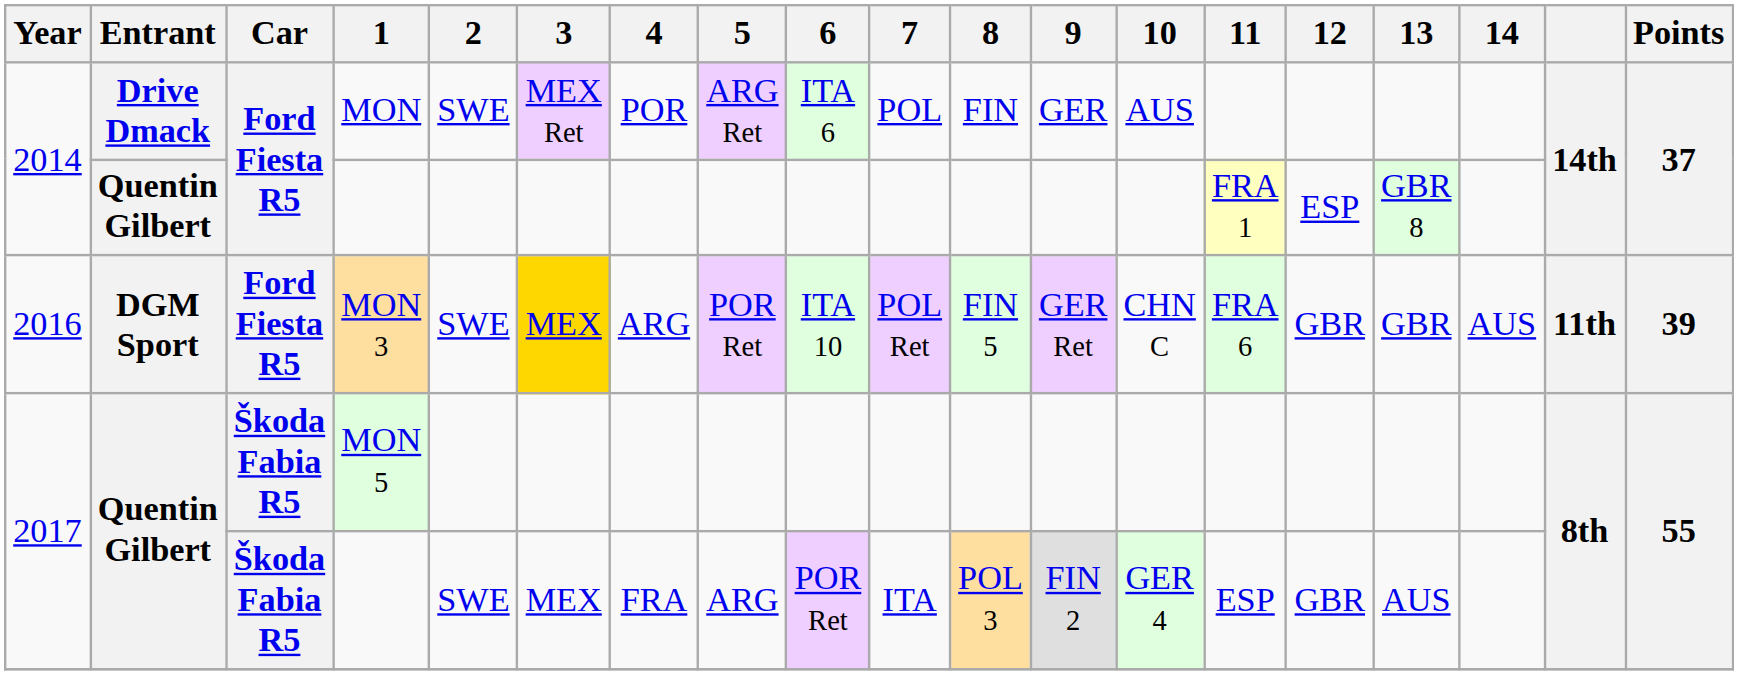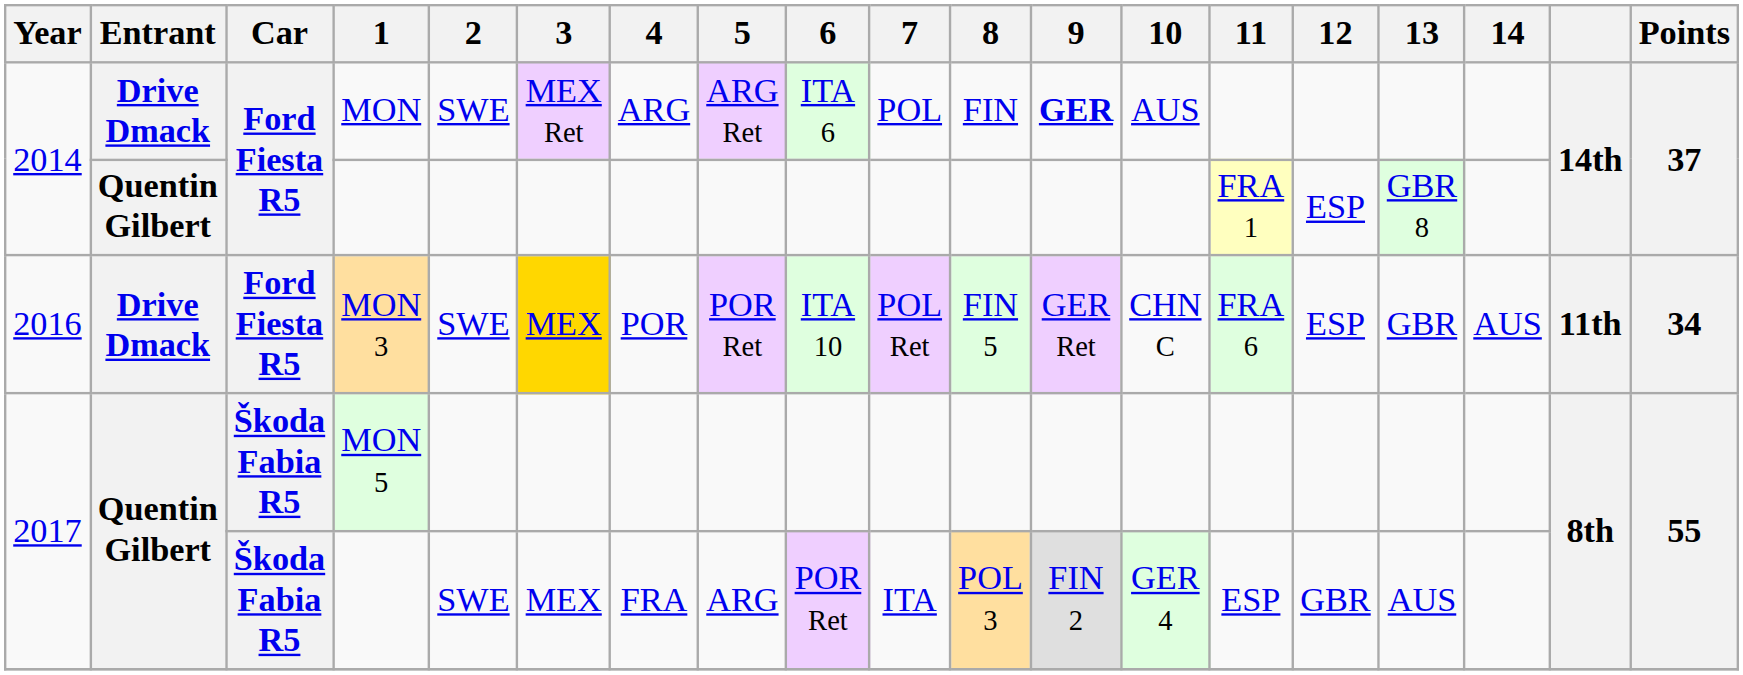(654, 109) POR -> (654, 109) ARG
(1073, 109) normal -> (1076, 109) bold
(158, 324) DGM Sport -> (158, 324) Drive Dmack
(654, 324) ARG -> (654, 324) POR
(1330, 324) GBR -> (1335, 324) ESP
(1679, 324) 39 -> (1684, 324) 34
